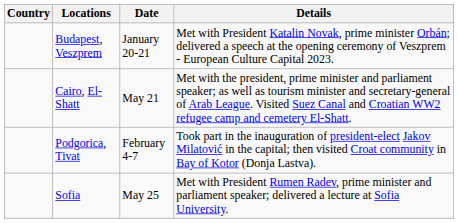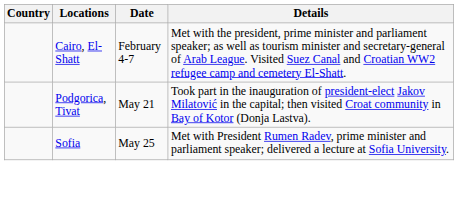- row: (79, 45)
(141, 98) May 21 -> (140, 52) February 4-7
(144, 150) February 4-7 -> (137, 104) May 21
